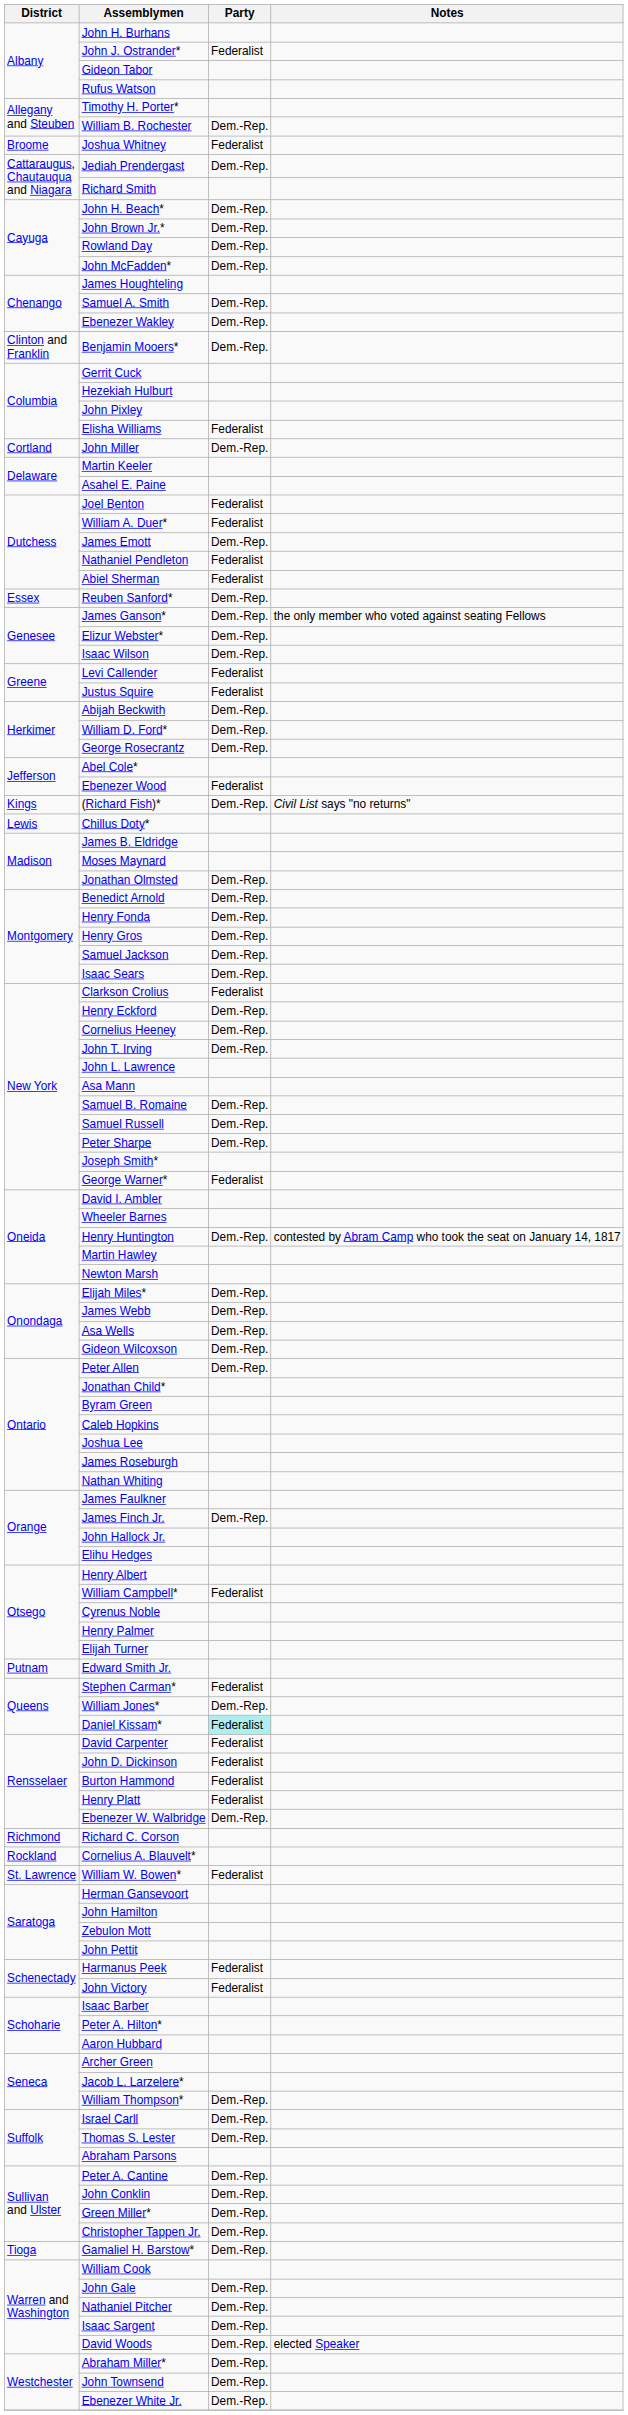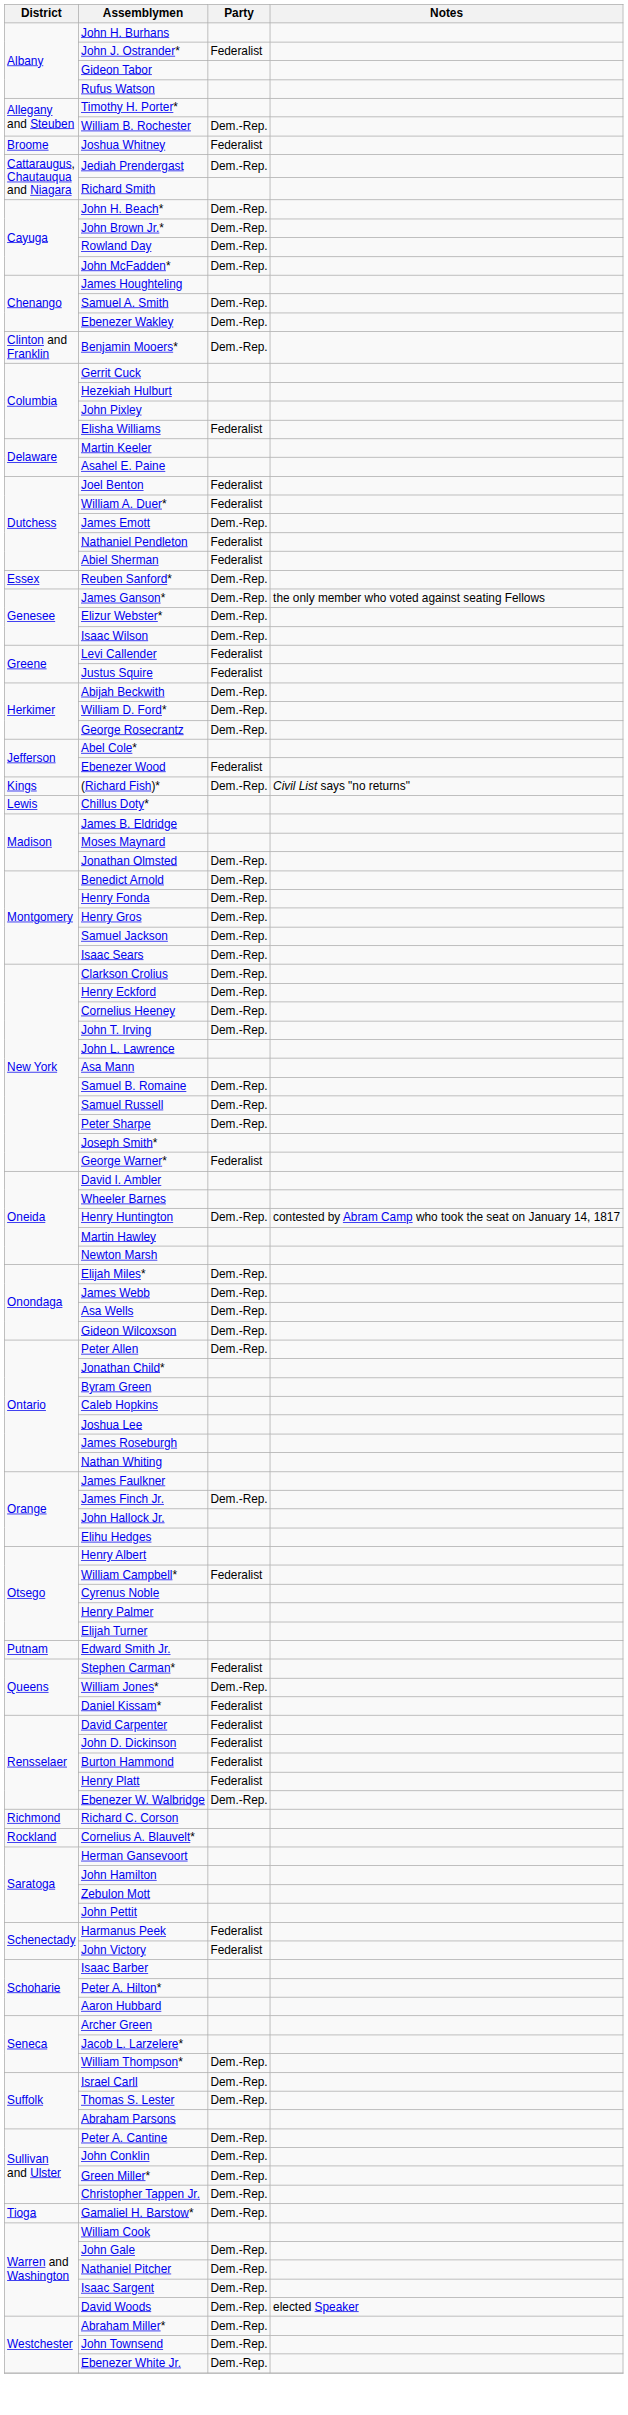- row: (110, 448)
(237, 992) Federalist -> (239, 973) Dem.-Rep.
(237, 1725) paleturquoise background -> (236, 1706) no background
- row: (131, 1875)
